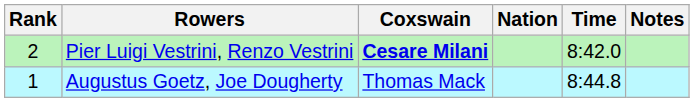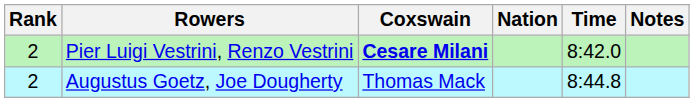(33, 81) 1 -> (33, 81) 2
